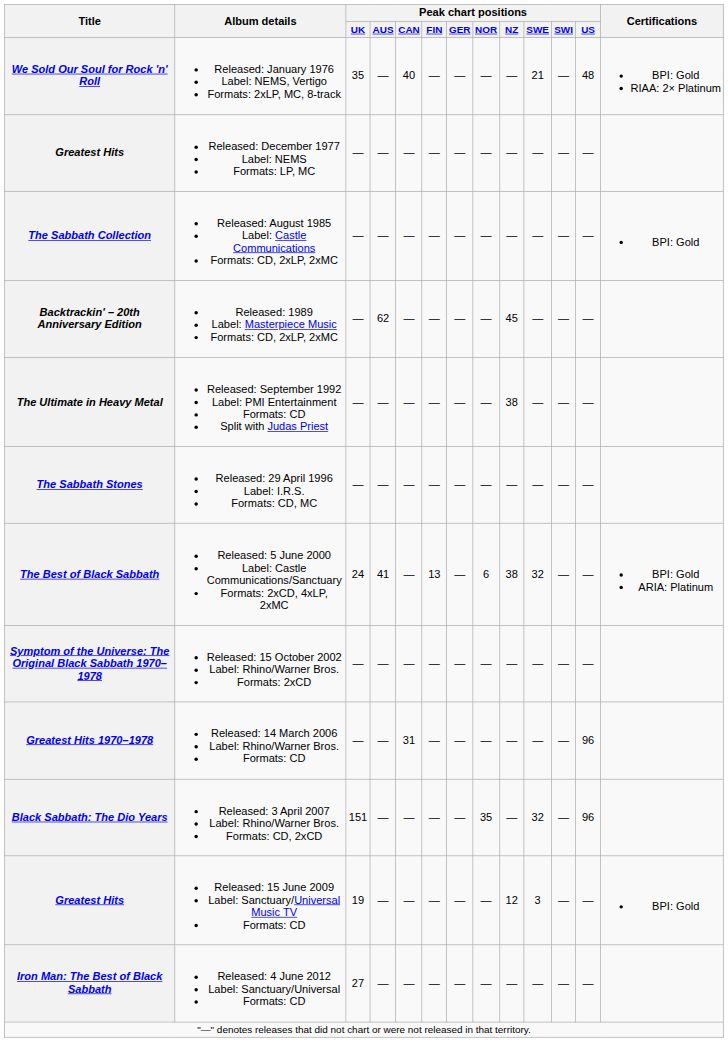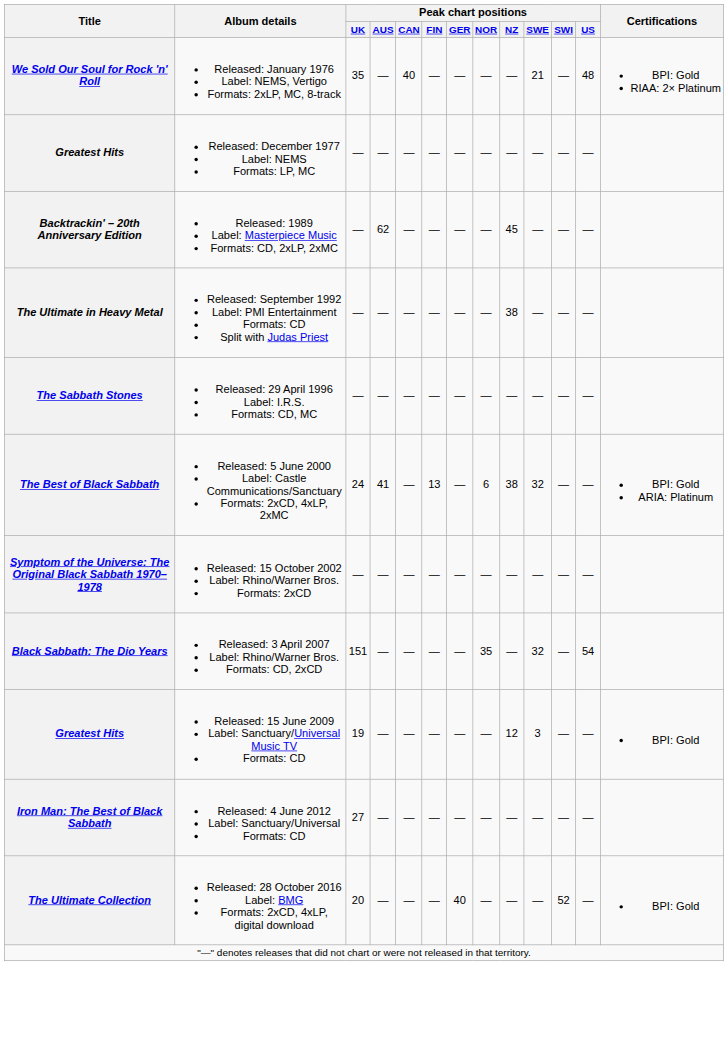- row: (90, 236)
- row: (90, 740)
(588, 817) 96 -> (588, 651) 54
+ row: (90, 900)
